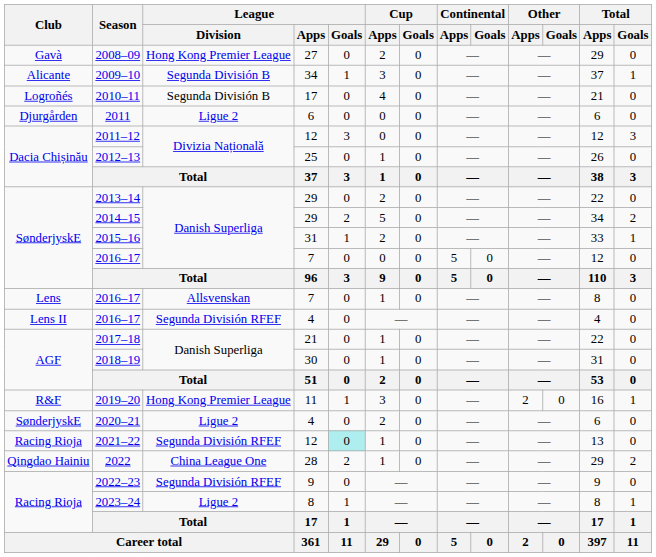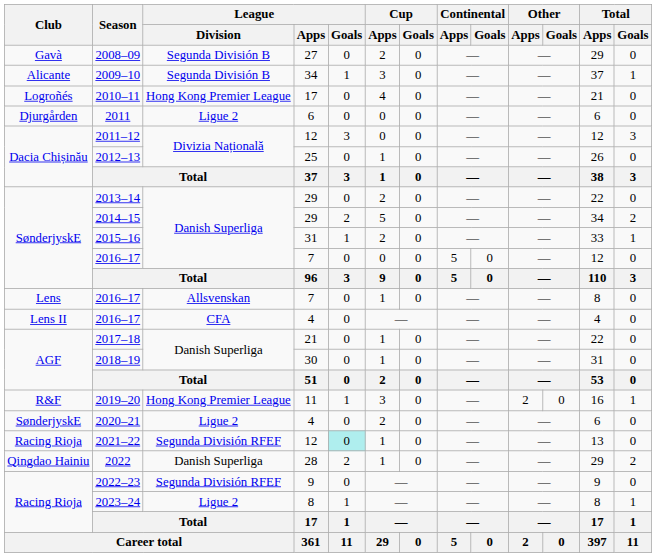(218, 55) Hong Kong Premier League -> (218, 55) Segunda División B
(218, 95) Segunda División B -> (218, 95) Hong Kong Premier League
(218, 319) Segunda División RFEF -> (218, 319) CFA
(218, 461) China League One -> (218, 461) Danish Superliga
